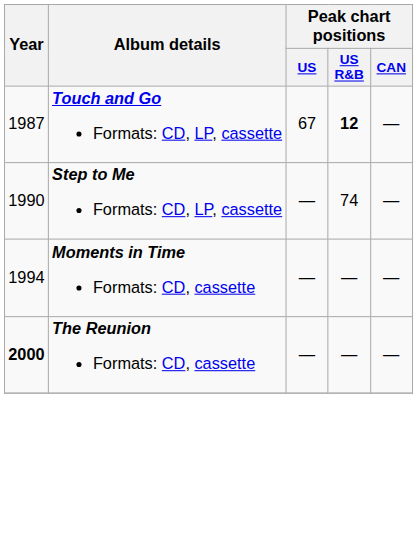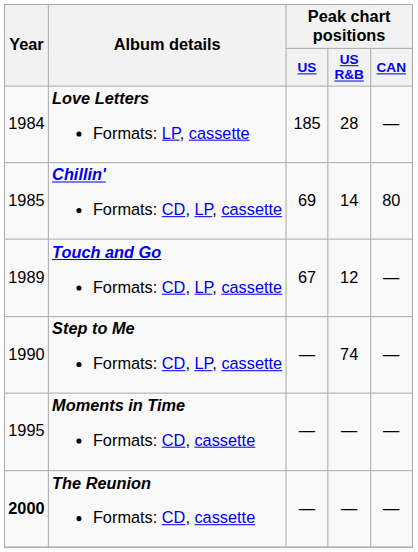+ row: (167, 116)
+ row: (167, 193)
(26, 124) 1987 -> (26, 277) 1989
(349, 124) bold -> (349, 277) normal
(26, 277) 1994 -> (26, 431) 1995
